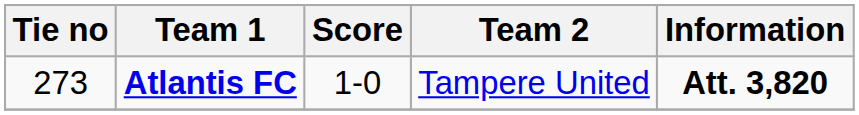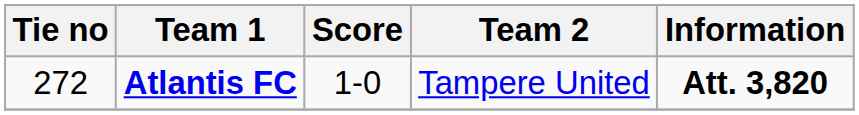(61, 82) 273 -> (61, 82) 272
